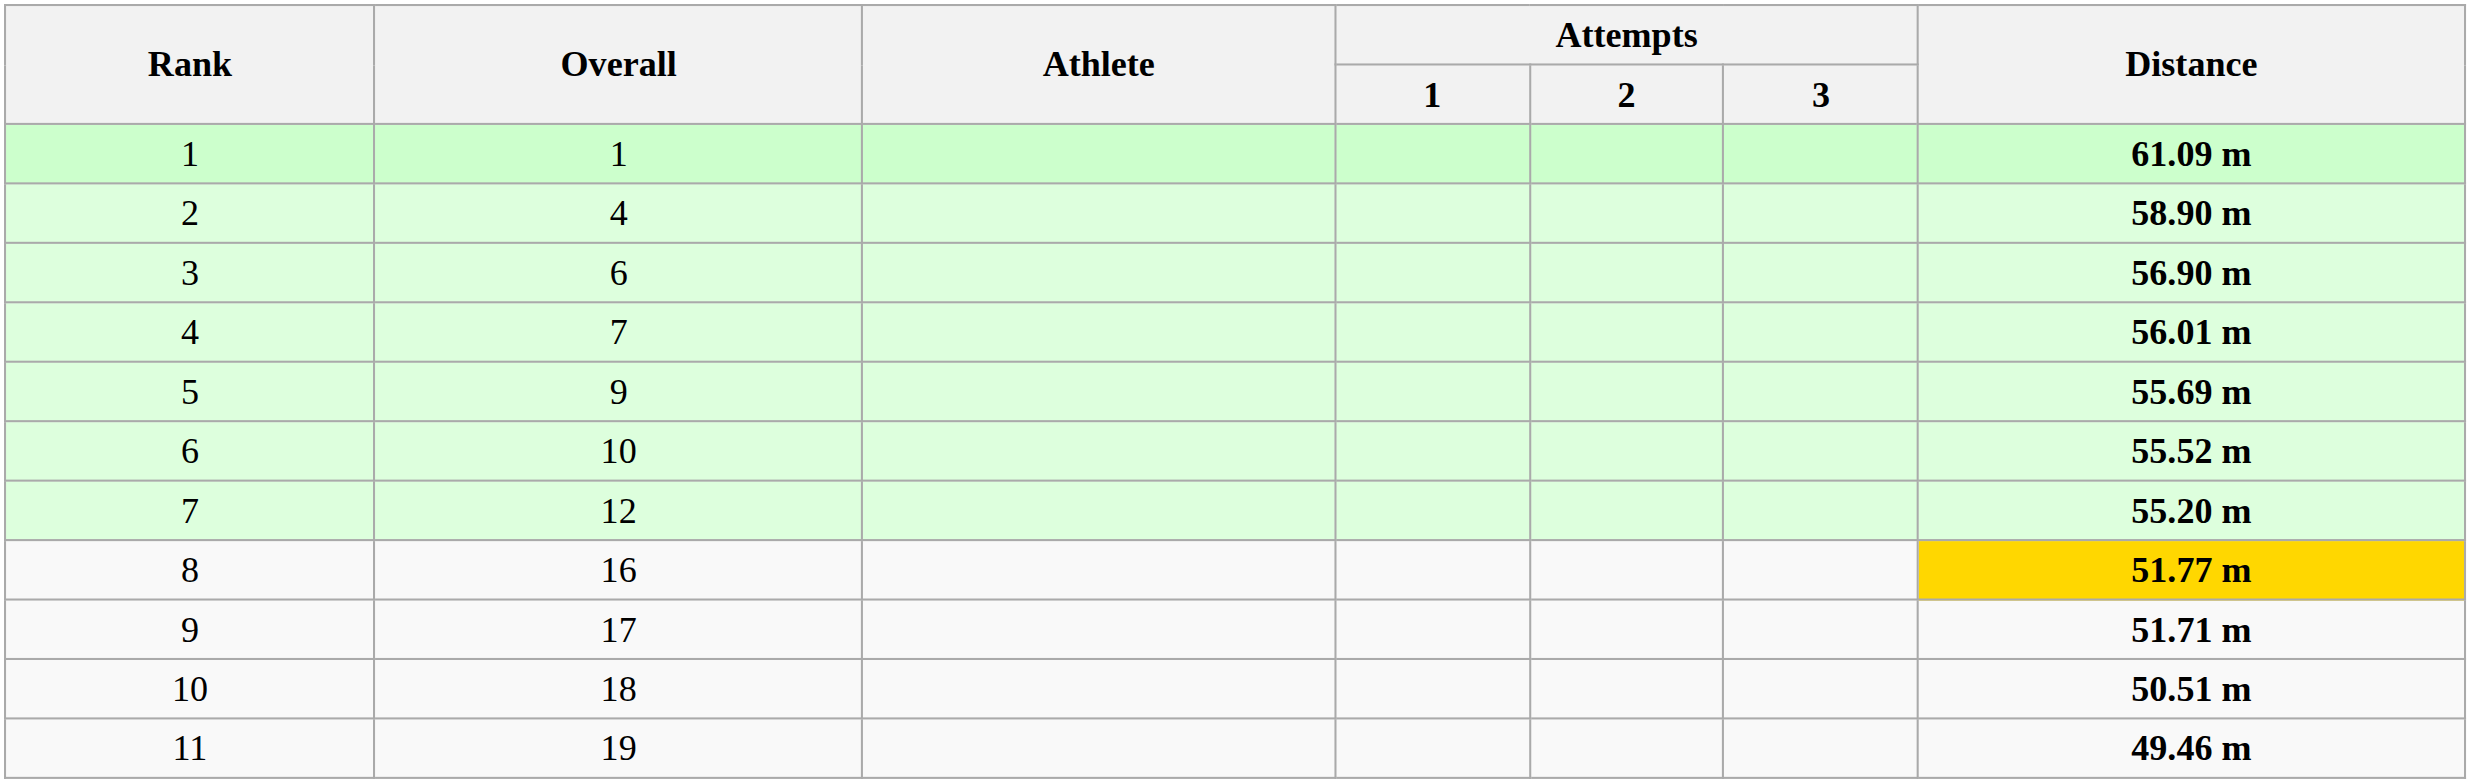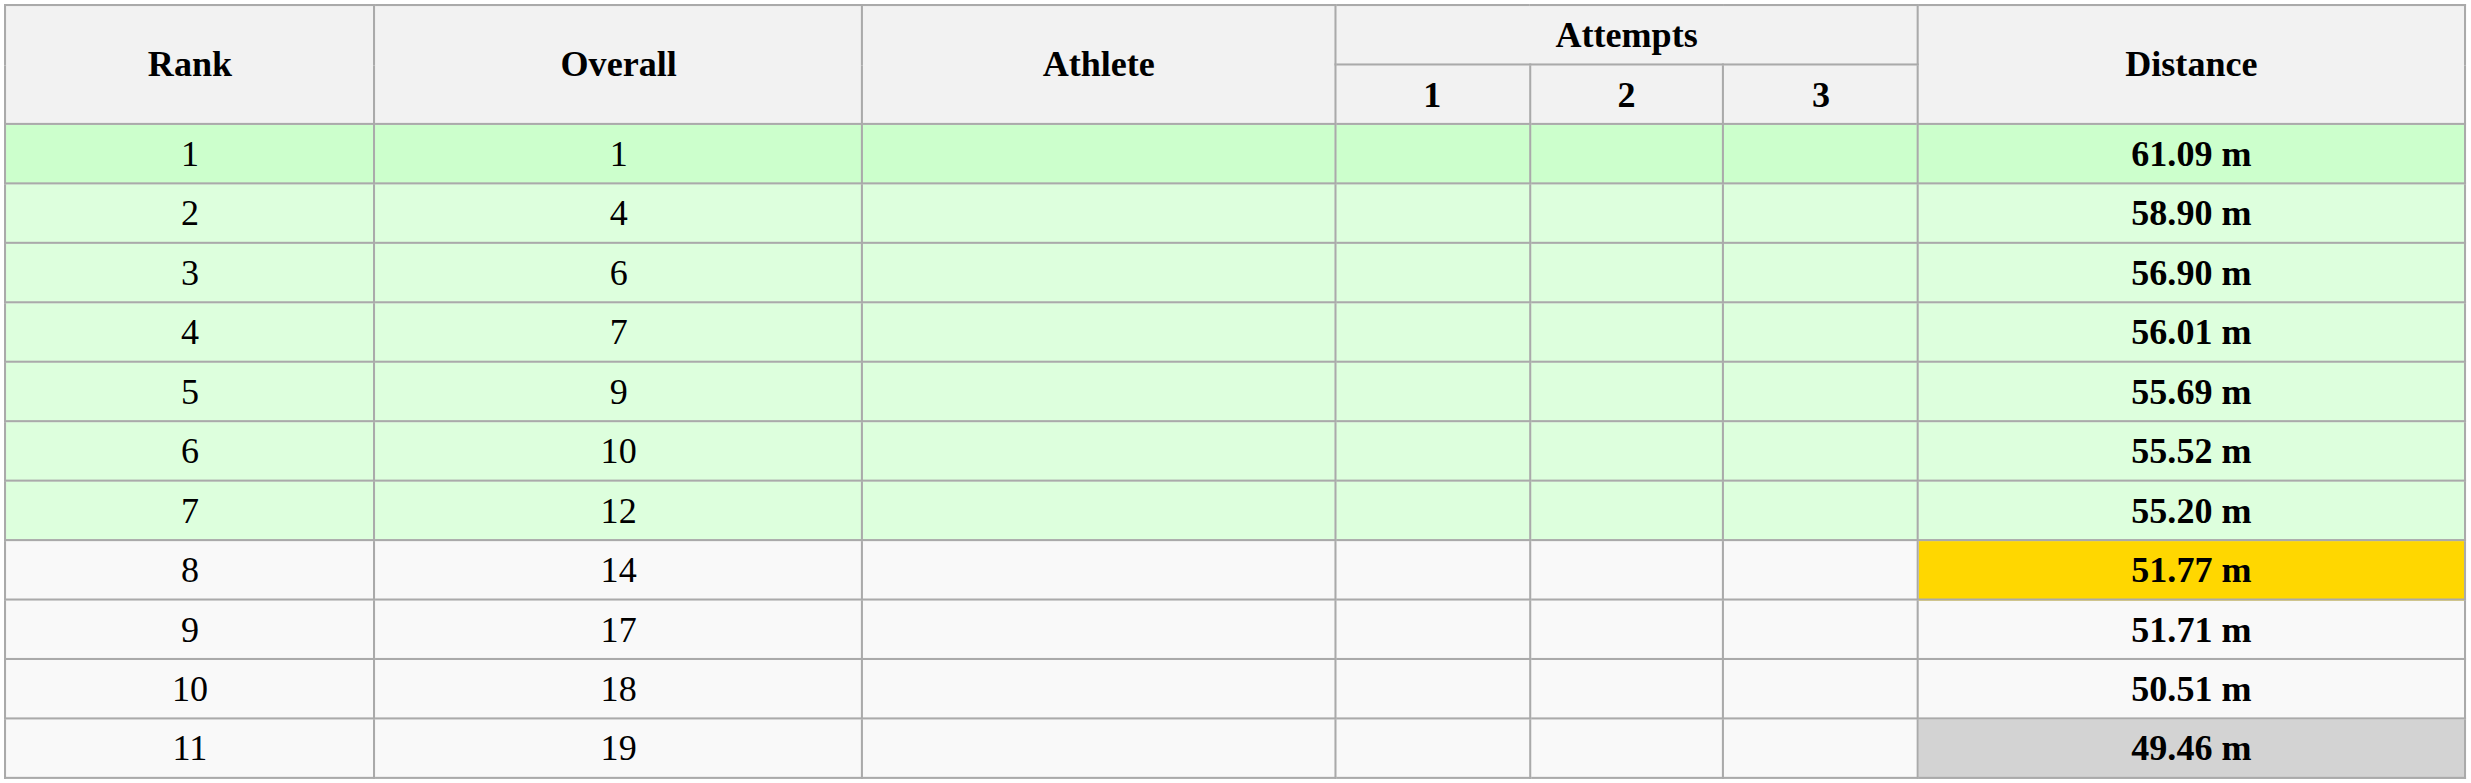(619, 569) 16 -> (619, 569) 14
(2191, 748) no background -> (2191, 748) lightgrey background
